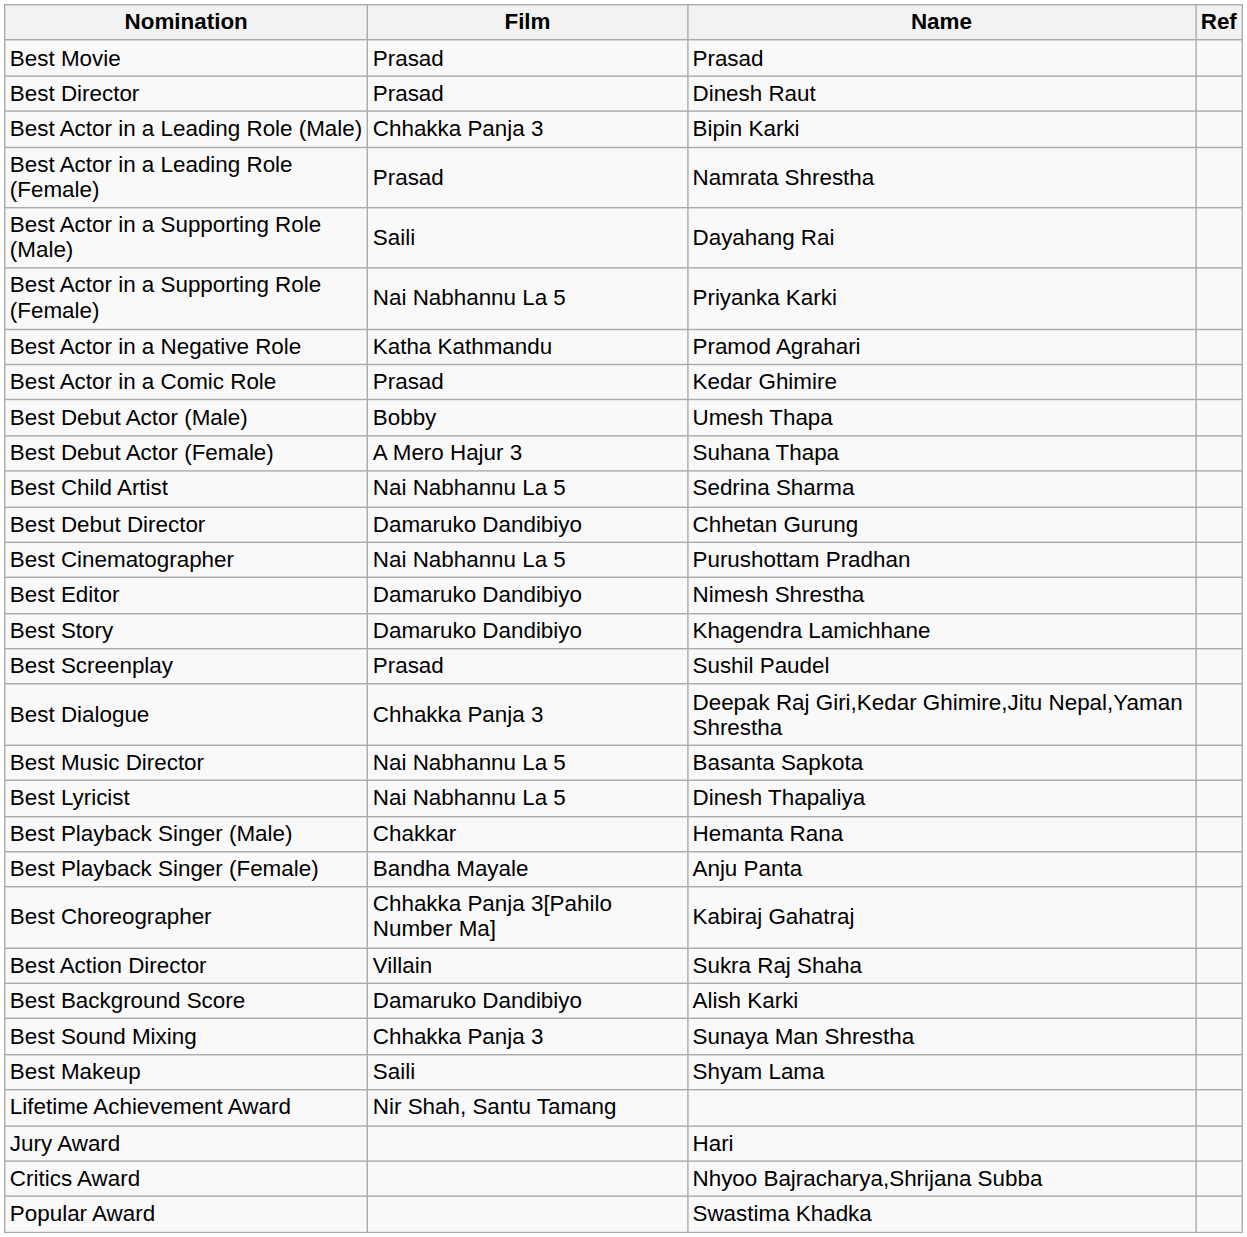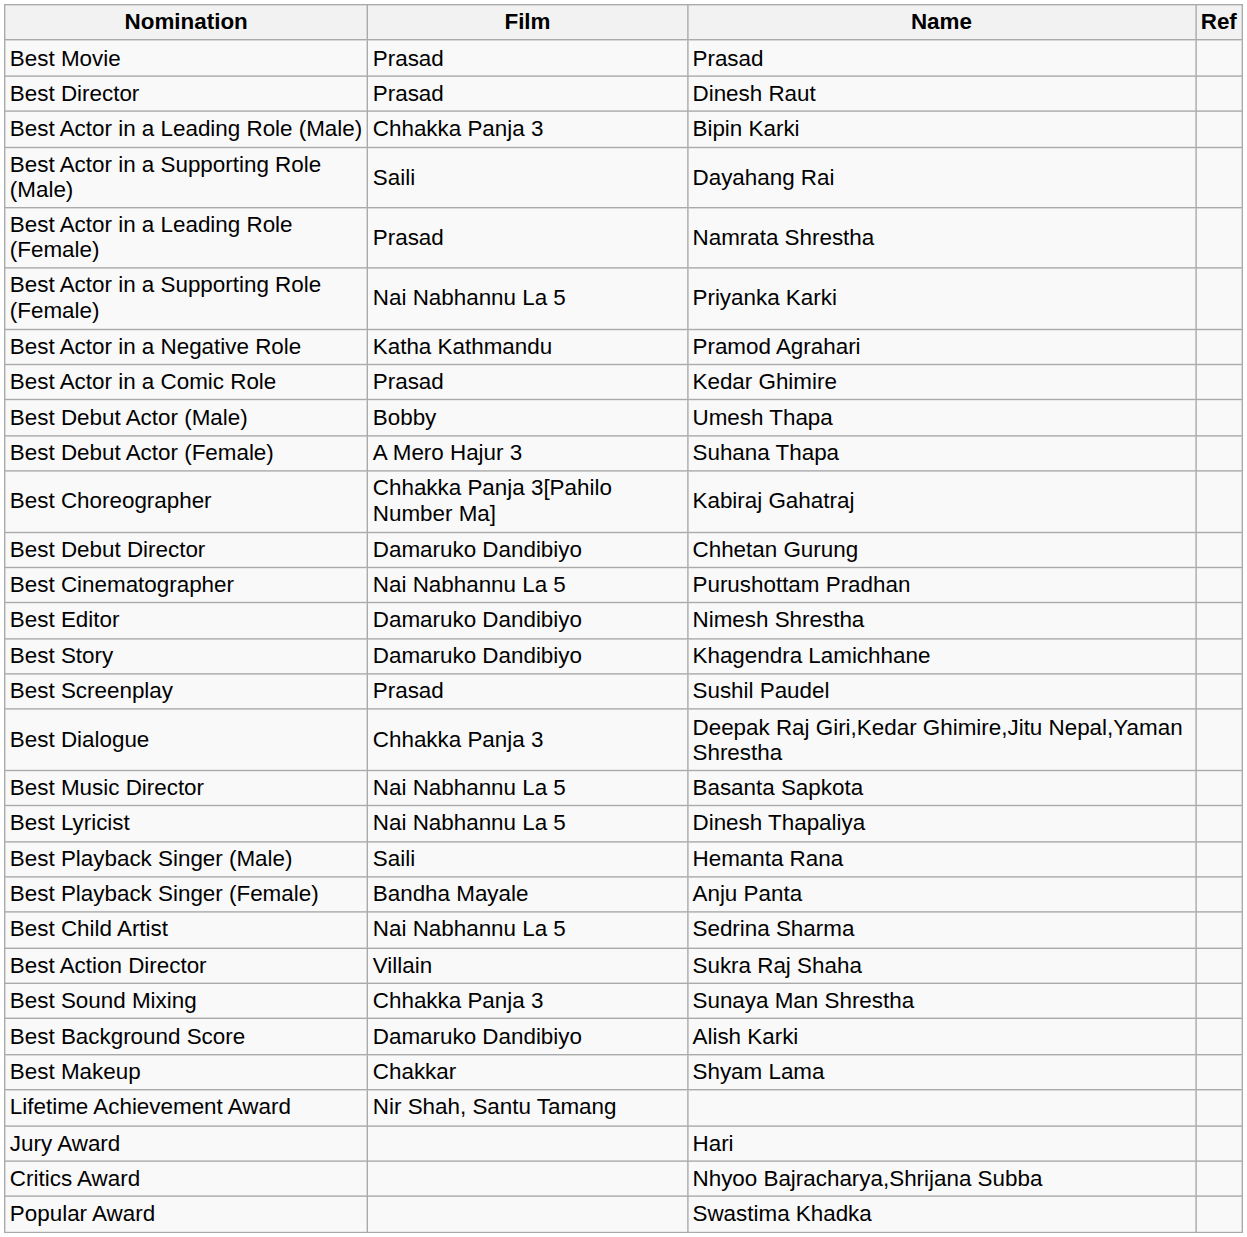rows swapped: (151, 176) <-> (166, 237)
rows swapped: (89, 488) <-> (111, 917)
(414, 833) Chakkar -> (394, 858) Saili
rows swapped: (103, 1036) <-> (128, 1000)
(394, 1071) Saili -> (414, 1071) Chakkar
